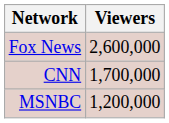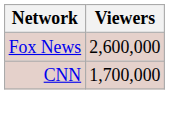- row: (50, 103)
